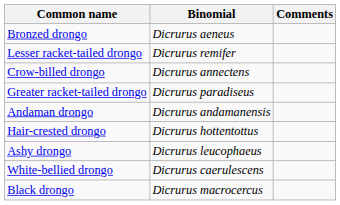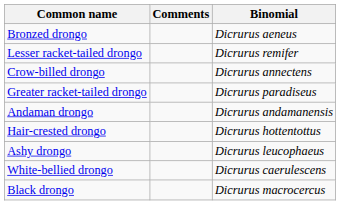columns swapped: (211, 14) <-> (305, 14)
